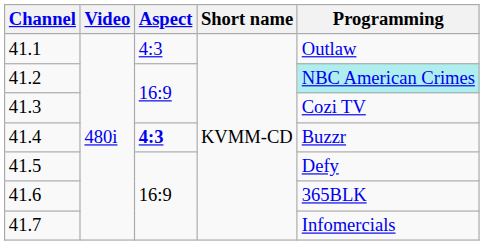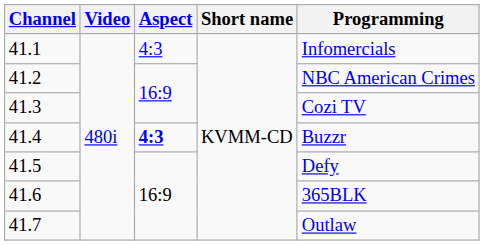(329, 48) Outlaw -> (349, 48) Infomercials
(388, 78) paleturquoise background -> (388, 78) no background
(349, 225) Infomercials -> (329, 225) Outlaw
